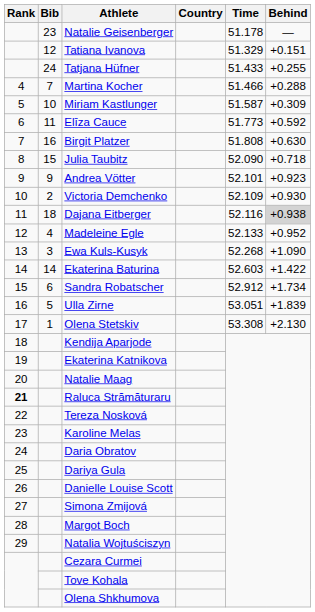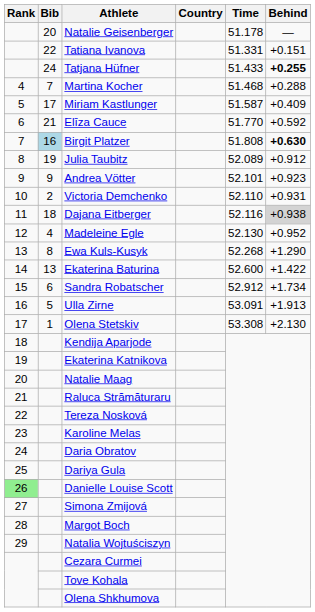(50, 31) 23 -> (50, 31) 20
(50, 50) 12 -> (50, 50) 22
(246, 50) 51.329 -> (246, 50) 51.331
(288, 68) normal -> (288, 68) bold
(246, 86) 51.466 -> (246, 86) 51.468
(50, 104) 10 -> (50, 104) 17
(288, 104) +0.309 -> (288, 104) +0.409
(50, 123) 11 -> (50, 123) 21
(246, 123) 51.773 -> (246, 123) 51.770
(50, 141) no background -> (50, 141) lightblue background
(288, 141) normal -> (288, 141) bold
(50, 159) 15 -> (50, 159) 19
(246, 159) 52.090 -> (246, 159) 52.089
(288, 159) +0.718 -> (288, 159) +0.912
(246, 196) 52.109 -> (246, 196) 52.110
(288, 196) +0.930 -> (288, 196) +0.931
(246, 232) 52.133 -> (246, 232) 52.130
(50, 251) 3 -> (50, 251) 8
(288, 251) +1.090 -> (288, 251) +1.290
(50, 269) 14 -> (50, 269) 13
(246, 269) 52.603 -> (246, 269) 52.600
(246, 305) 53.051 -> (246, 305) 53.091
(288, 305) +1.839 -> (288, 305) +1.913
(21, 397) bold -> (21, 397) normal
(21, 488) no background -> (21, 488) lightgreen background
